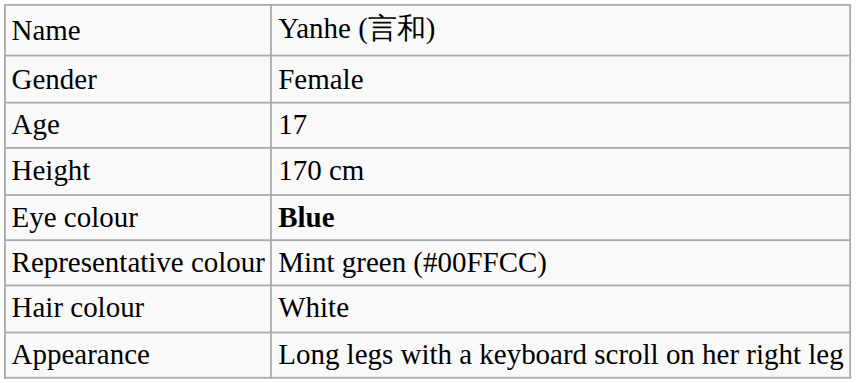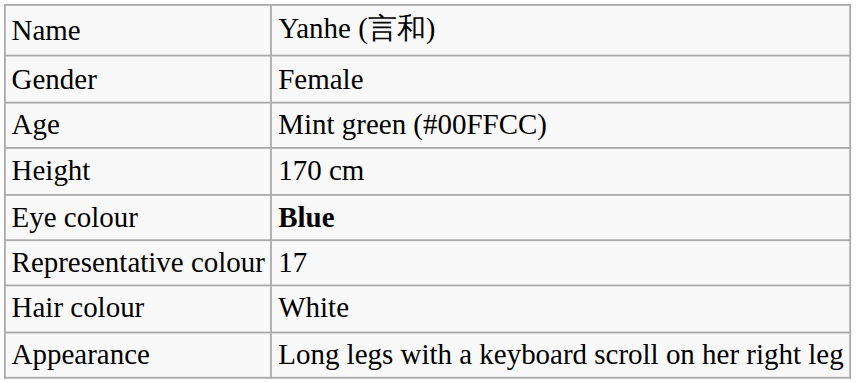(293, 124) 17 -> (413, 124) Mint green (#00FFCC)
(413, 262) Mint green (#00FFCC) -> (293, 262) 17
